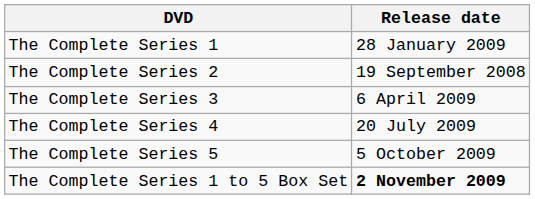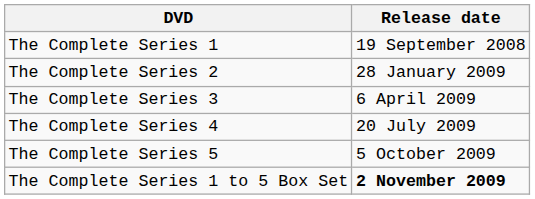(431, 45) 28 January 2009 -> (441, 45) 19 September 2008
(441, 72) 19 September 2008 -> (431, 72) 28 January 2009
